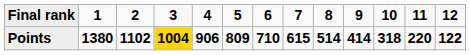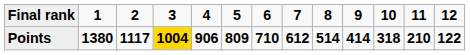(135, 38) 1102 -> (135, 38) 1117
(298, 38) 615 -> (298, 38) 612
(420, 38) 220 -> (419, 38) 210
